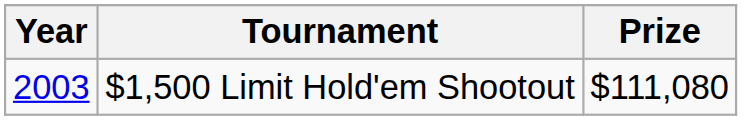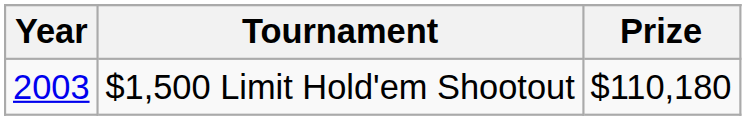(660, 86) $111,080 -> (661, 86) $110,180
